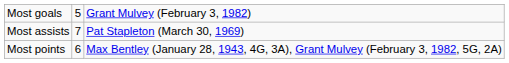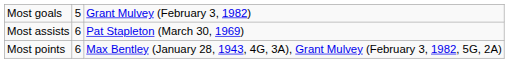(78, 31) 7 -> (78, 31) 6
